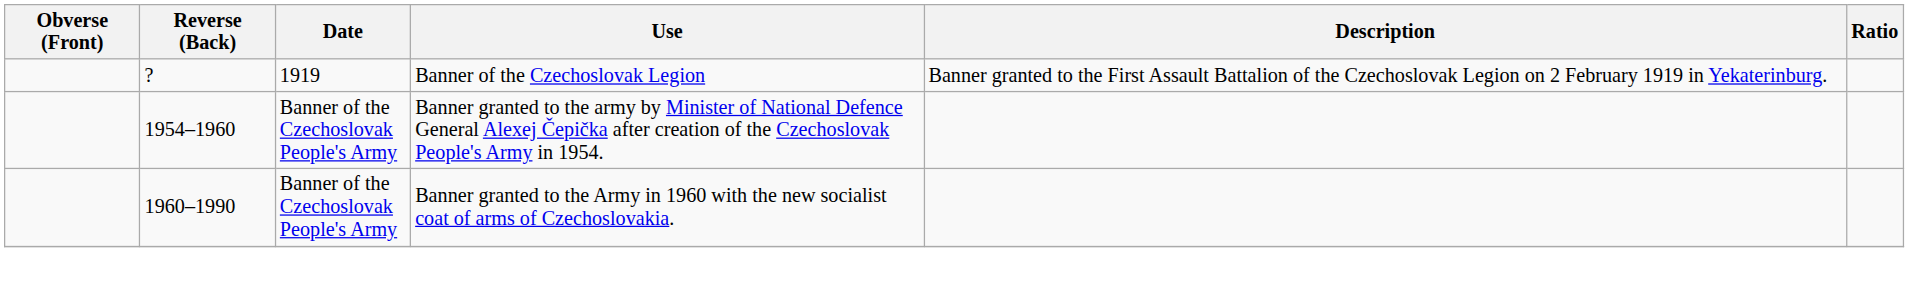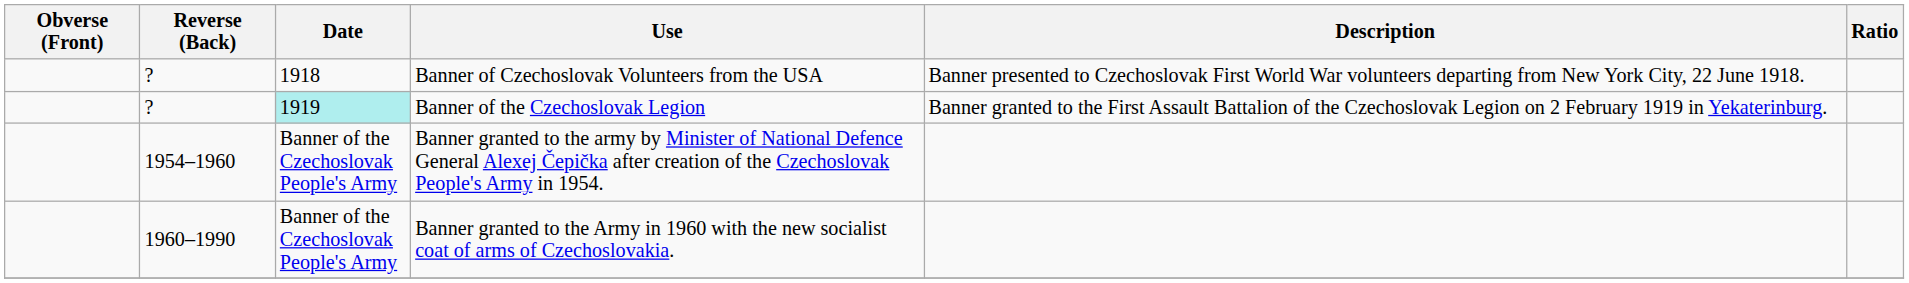+ row: (619, 75)
(300, 75) no background -> (300, 107) paleturquoise background
